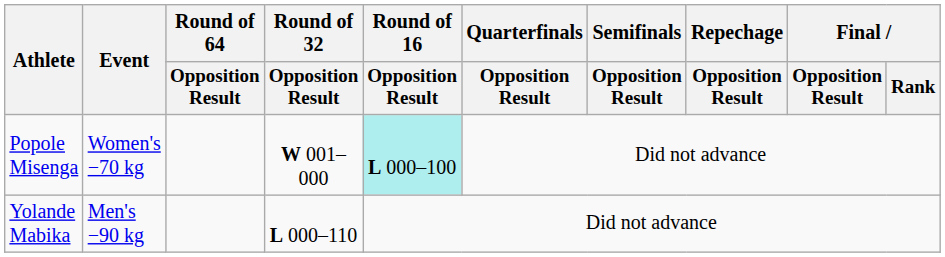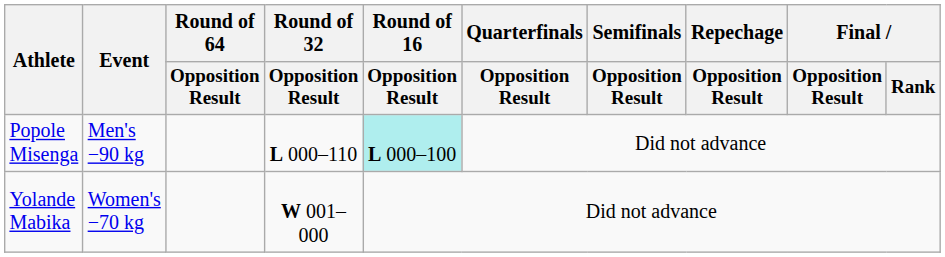(124, 155) Women's −70 kg -> (116, 143) Men's −90 kg
(313, 166) W 001–000 -> (313, 155) L 000–110
(116, 223) Men's −90 kg -> (124, 211) Women's −70 kg
(313, 235) L 000–110 -> (313, 223) W 001–000
